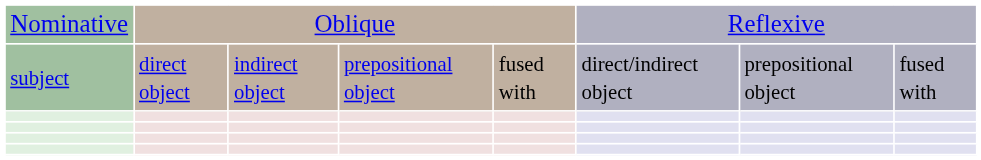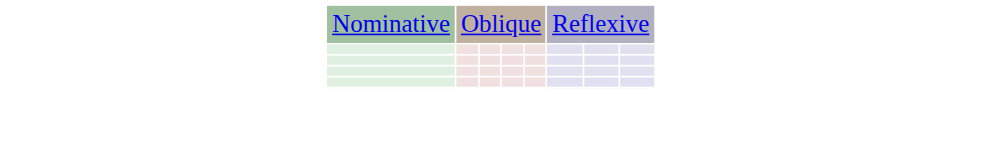- row: (40, 78)
